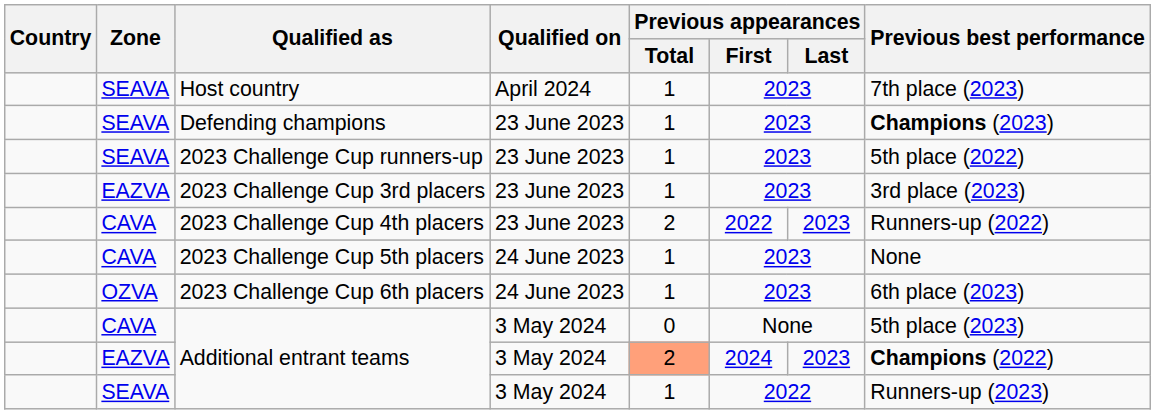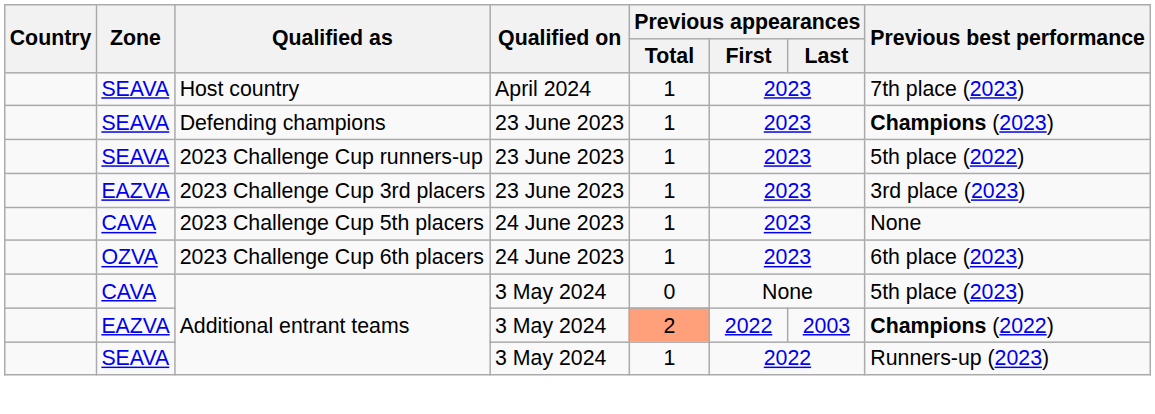- row: (129, 224)
(749, 359) 2024 -> (749, 325) 2022
(826, 359) 2023 -> (826, 325) 2003
